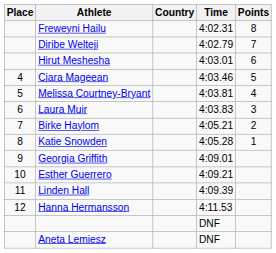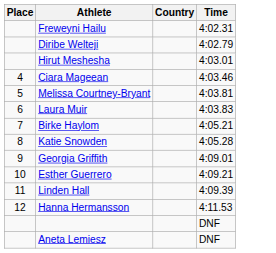- column: (253, 12)
